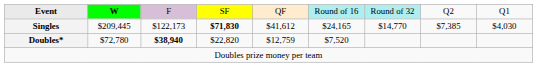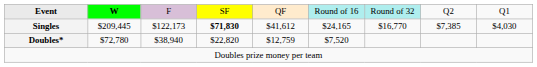(392, 26) $14,770 -> (392, 26) $16,770
(169, 41) bold -> (169, 41) normal
